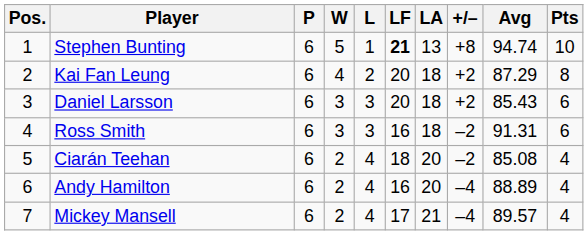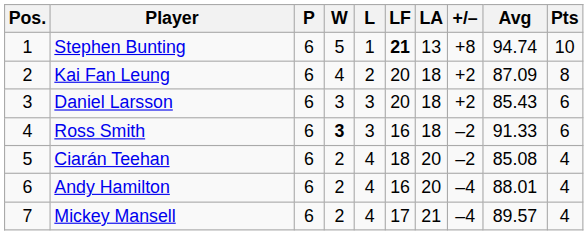(515, 74) 87.29 -> (515, 74) 87.09
(339, 131) normal -> (339, 131) bold
(515, 131) 91.31 -> (515, 131) 91.33
(515, 187) 88.89 -> (515, 187) 88.01
